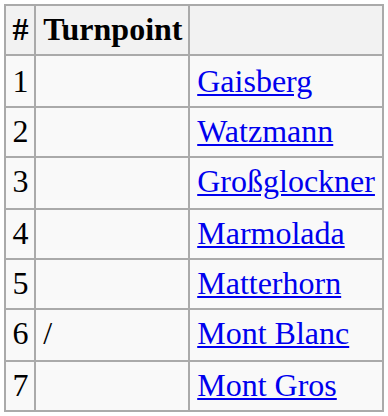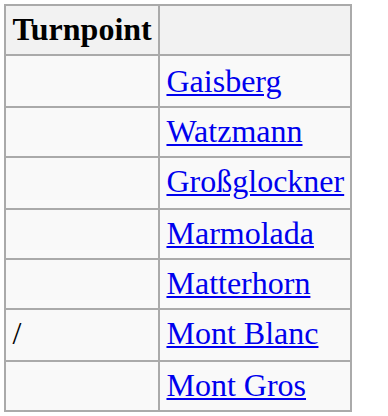- column: (20, 29)
